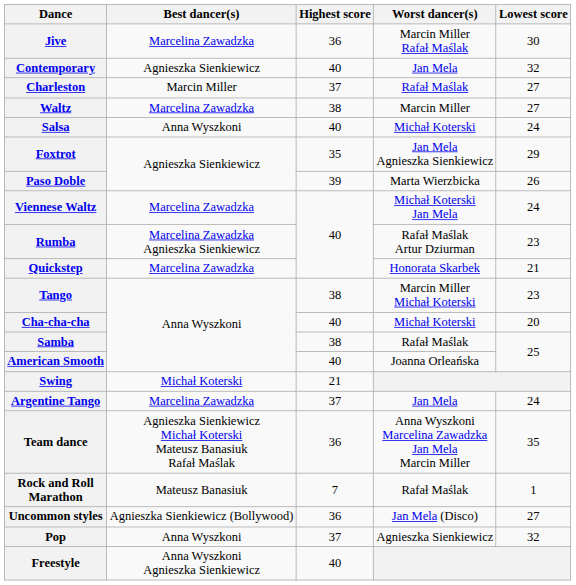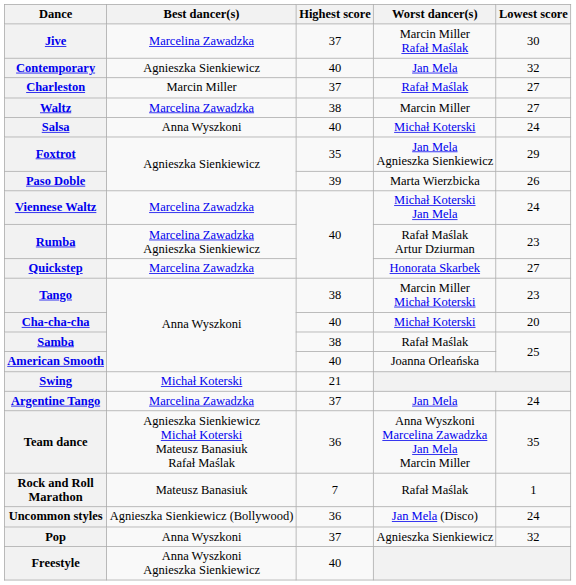(335, 41) 36 -> (335, 41) 37
(533, 268) 21 -> (533, 268) 27
(533, 516) 27 -> (533, 516) 24
